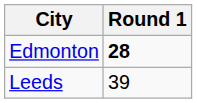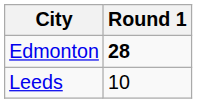(119, 82) 39 -> (119, 82) 10
